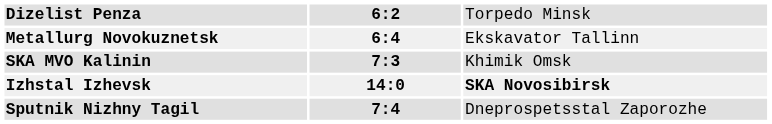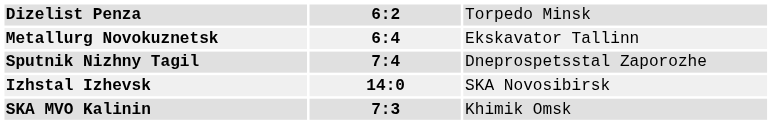rows swapped: (102, 109) <-> (78, 62)
(538, 86) bold -> (538, 86) normal
